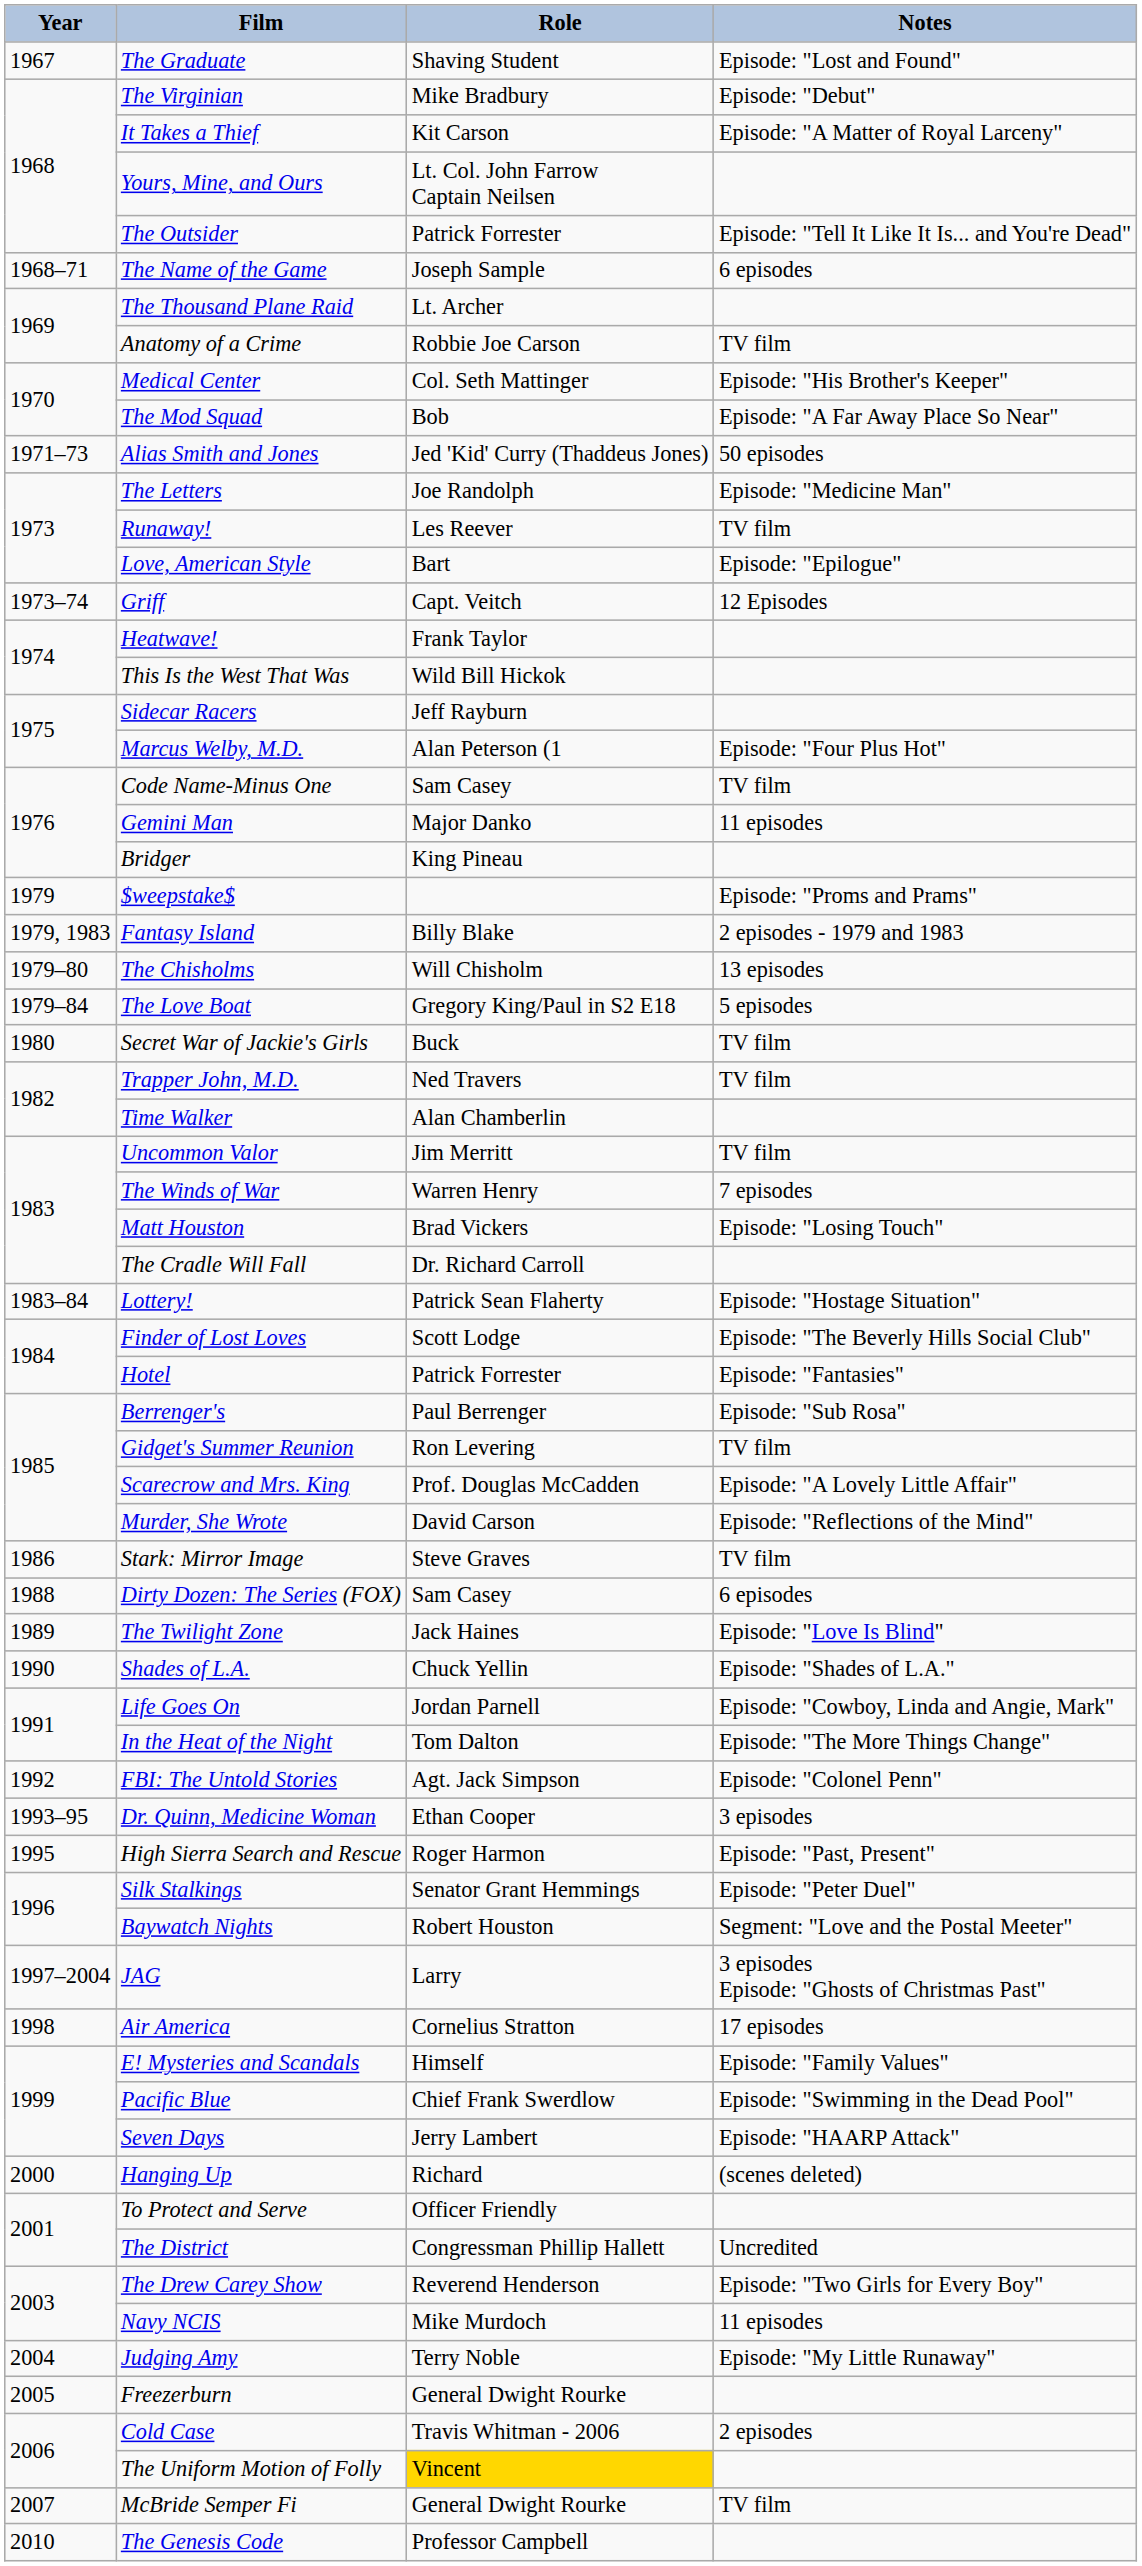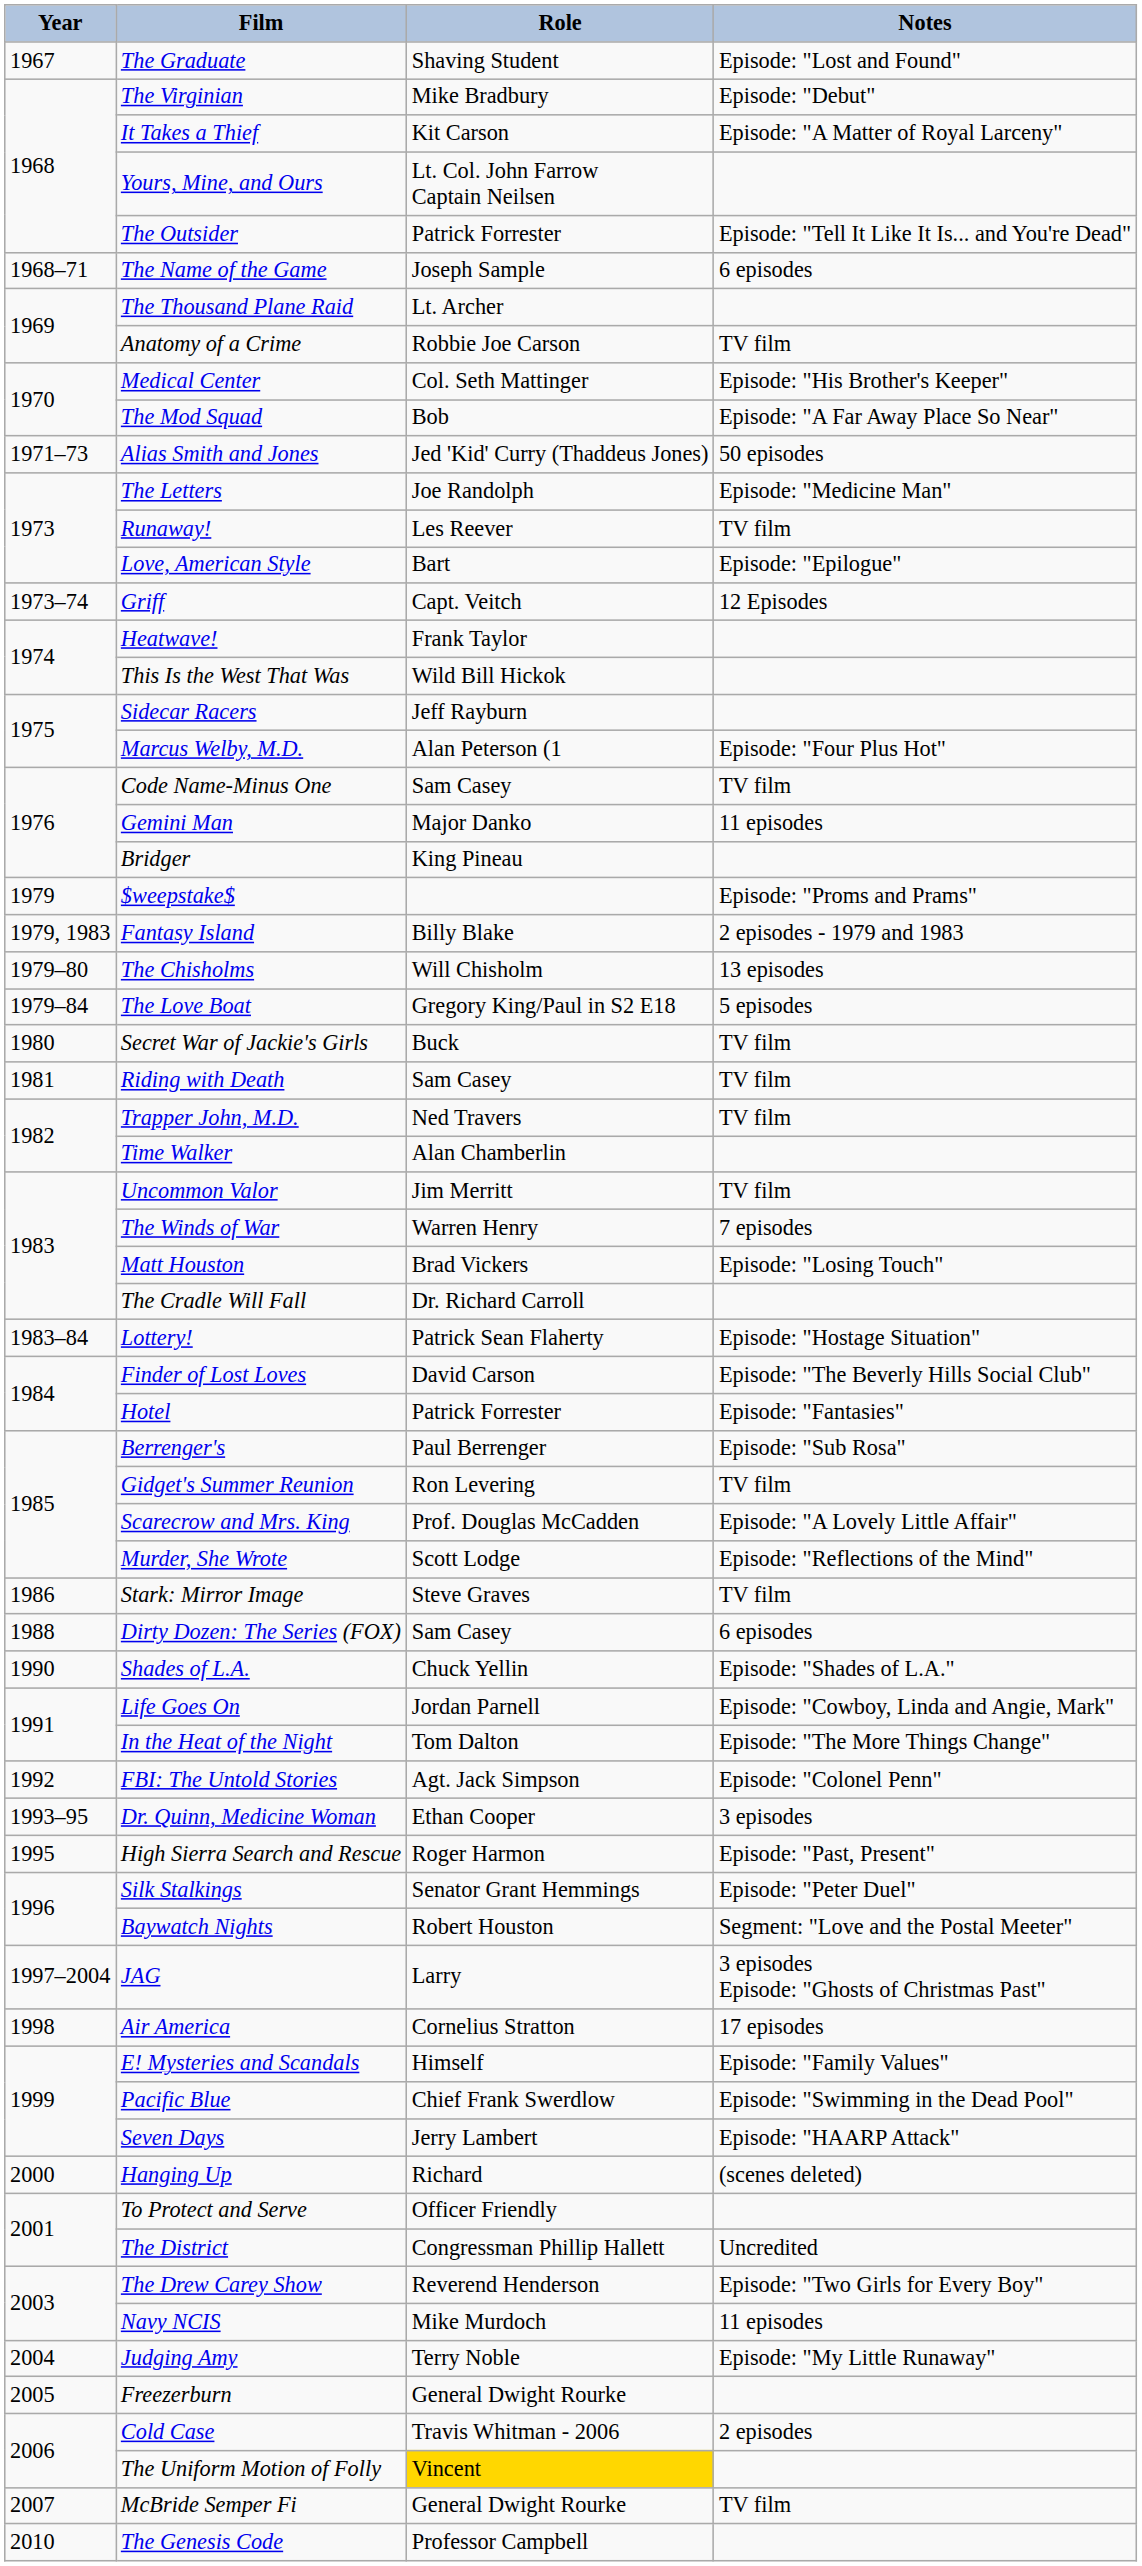+ row: (203, 1080)
(466, 1338) Scott Lodge -> (473, 1374) David Carson
(473, 1522) David Carson -> (466, 1558) Scott Lodge
- row: (202, 1632)
